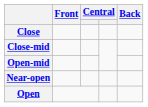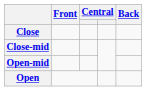- row: (28, 78)
